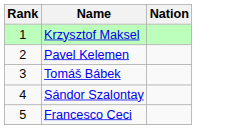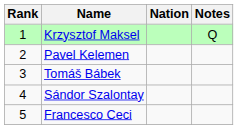+ column: (212, 14)
